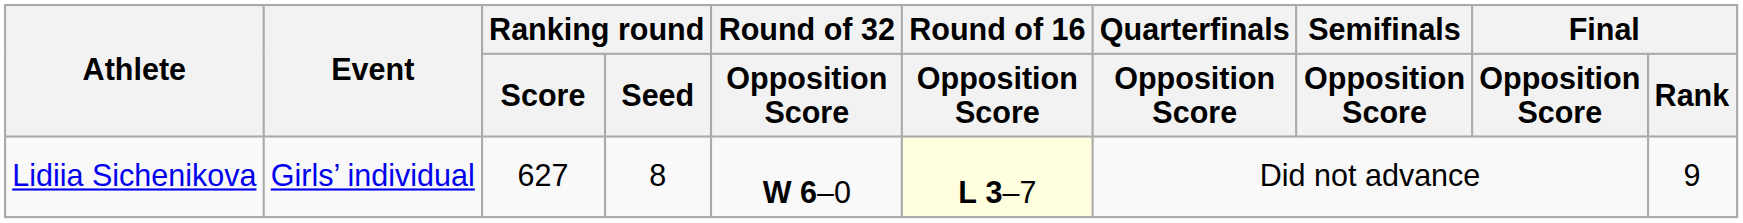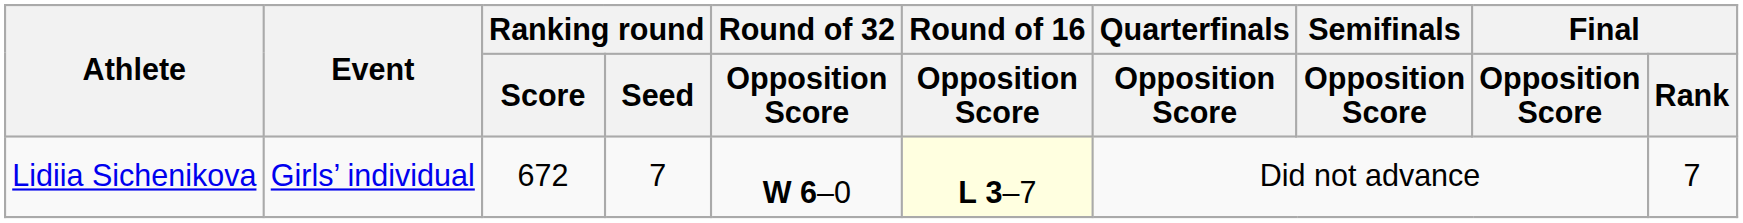(543, 177) 627 -> (543, 177) 672
(658, 177) 8 -> (658, 177) 7
(1692, 177) 9 -> (1692, 177) 7
